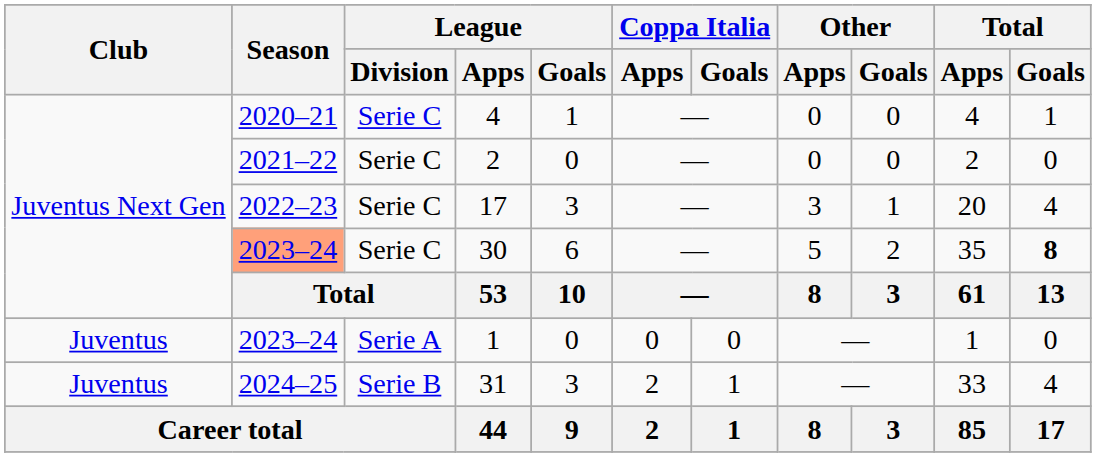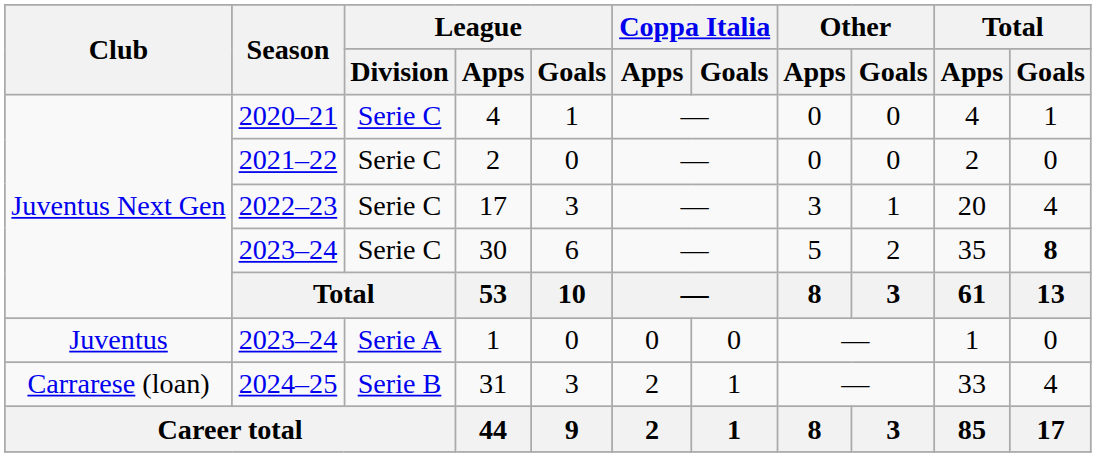(288, 250) lightsalmon background -> (288, 250) no background
(119, 384) Juventus -> (119, 384) Carrarese (loan)
